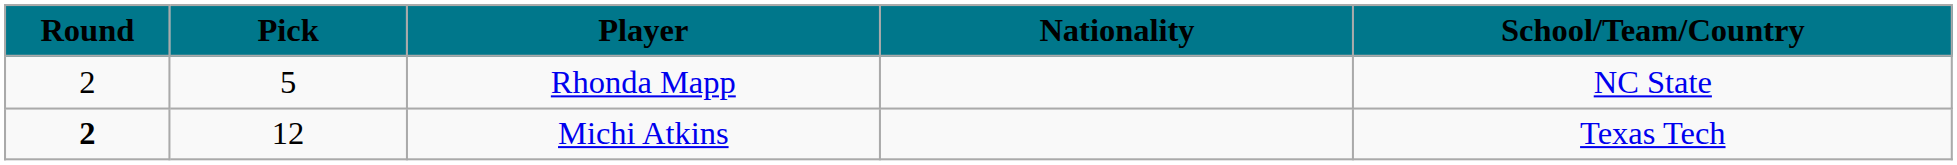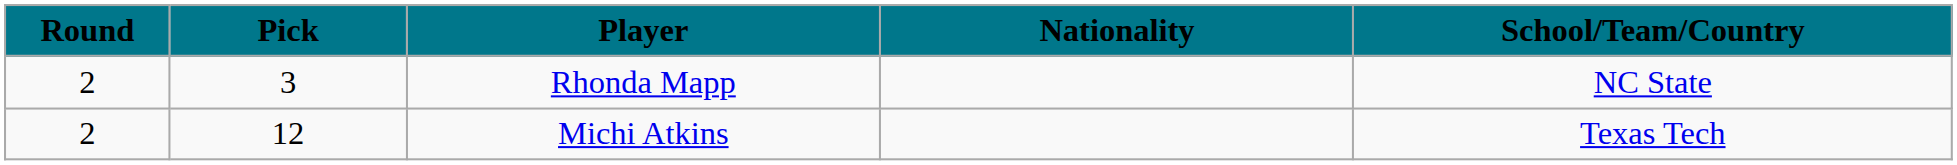(288, 81) 5 -> (288, 81) 3
(87, 133) bold -> (87, 133) normal
